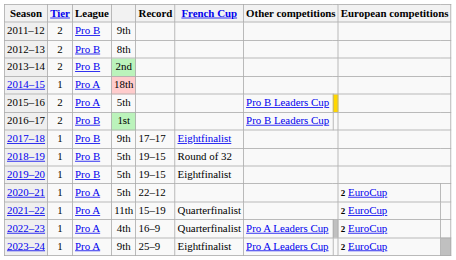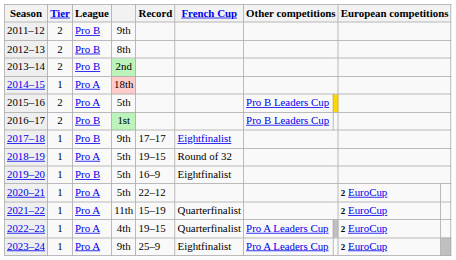(88, 156) Pro B -> (88, 156) Pro A
(152, 174) 19–15 -> (149, 174) 16–9
(149, 228) 16–9 -> (152, 228) 19–15
